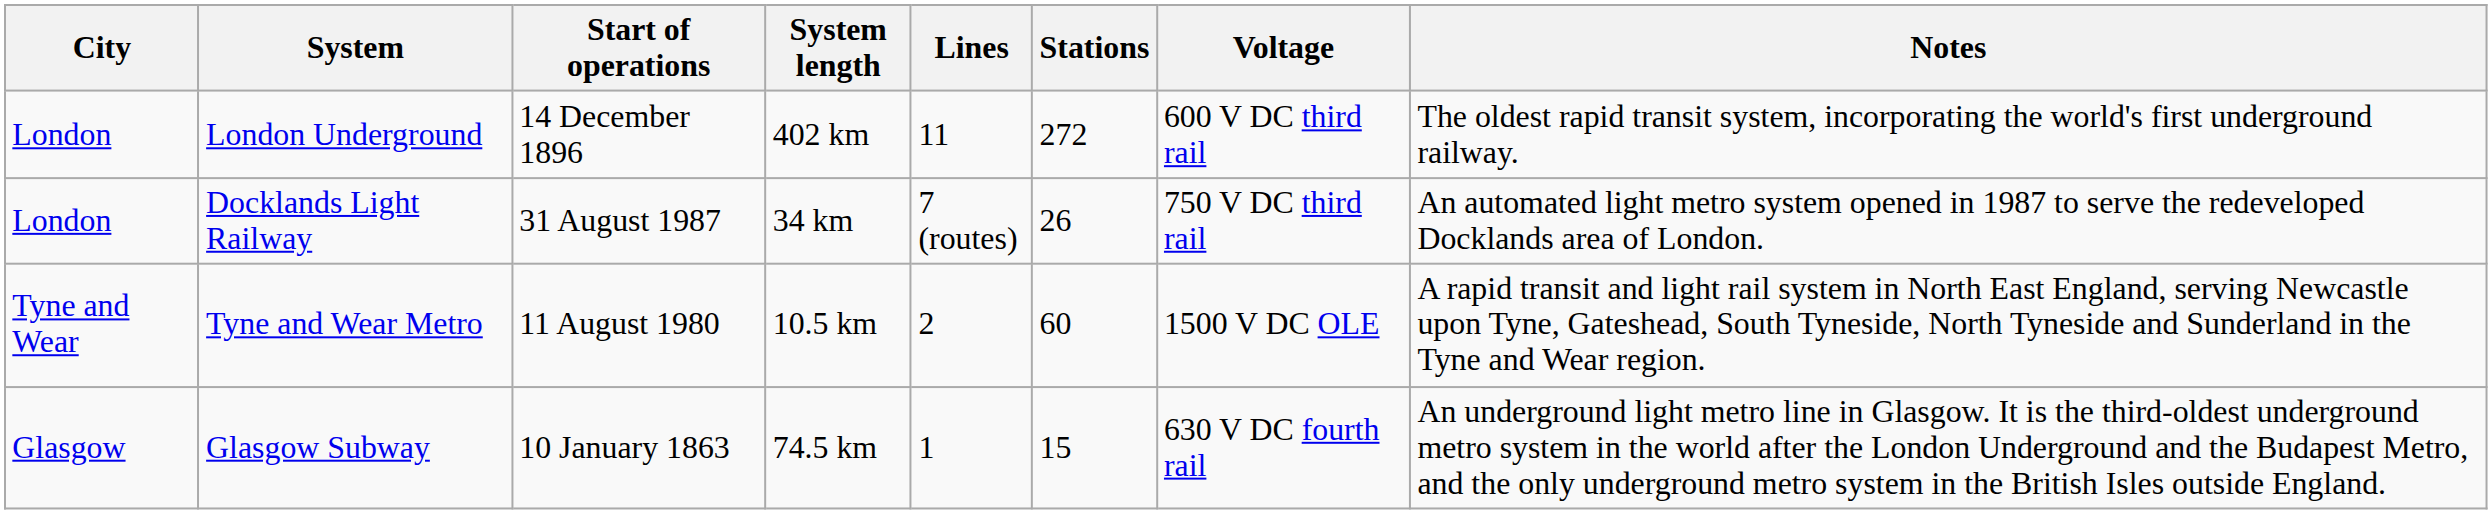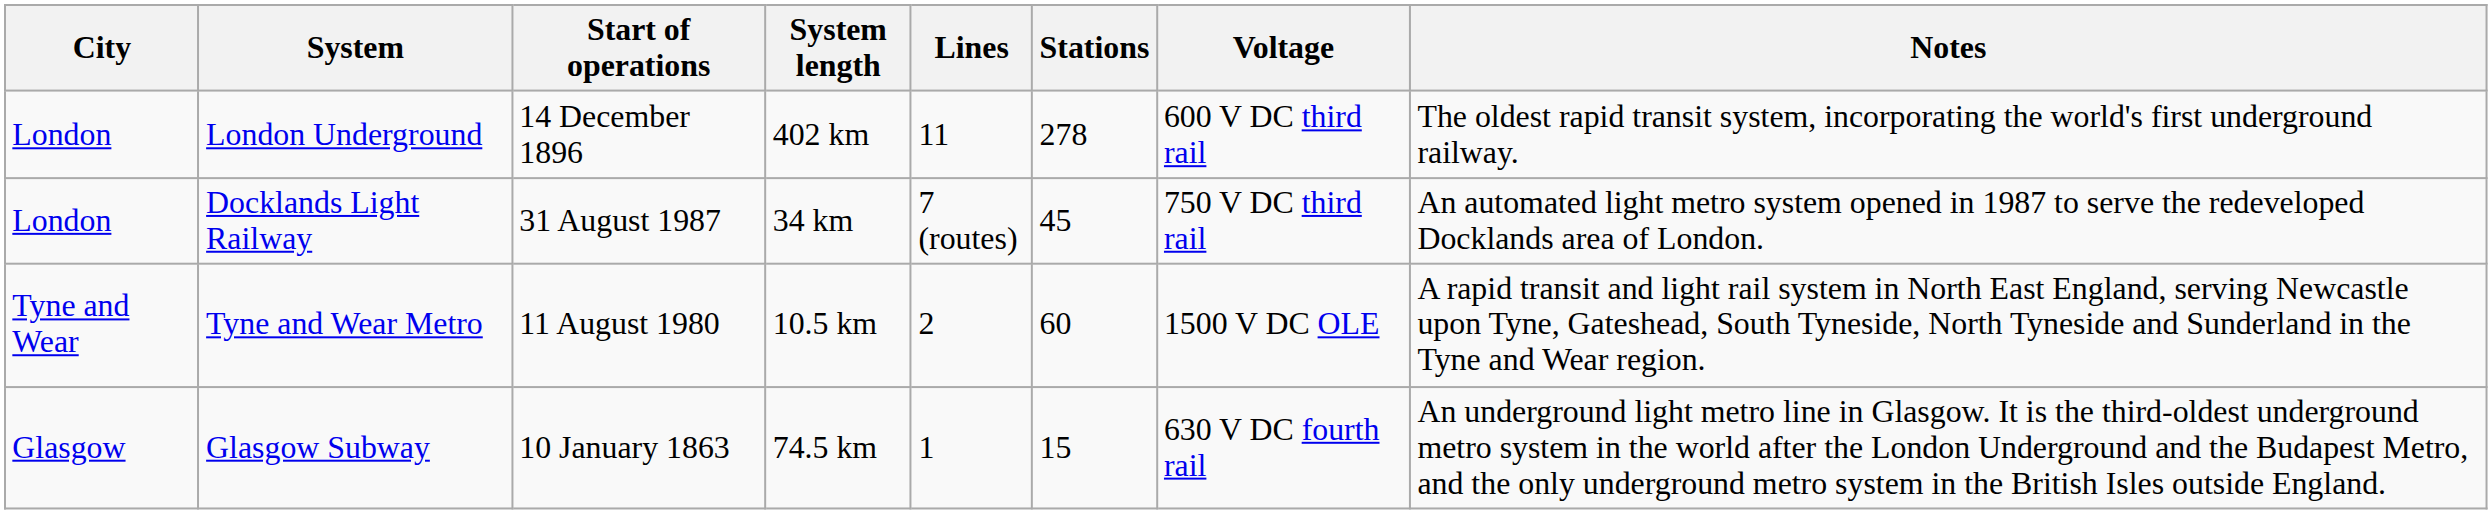(1063, 133) 272 -> (1063, 133) 278
(1055, 220) 26 -> (1055, 220) 45
